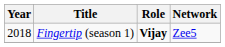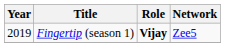(19, 33) 2018 -> (19, 33) 2019
